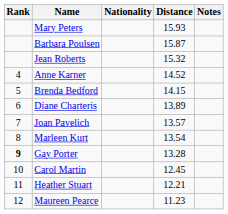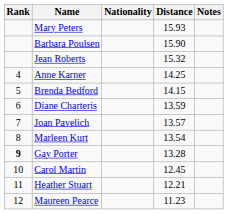(174, 43) 15.87 -> (174, 43) 15.90
(174, 75) 14.52 -> (174, 75) 14.25
(174, 106) 13.89 -> (174, 106) 13.59
